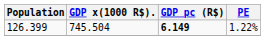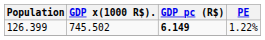(89, 28) 745.504 -> (89, 28) 745.502
